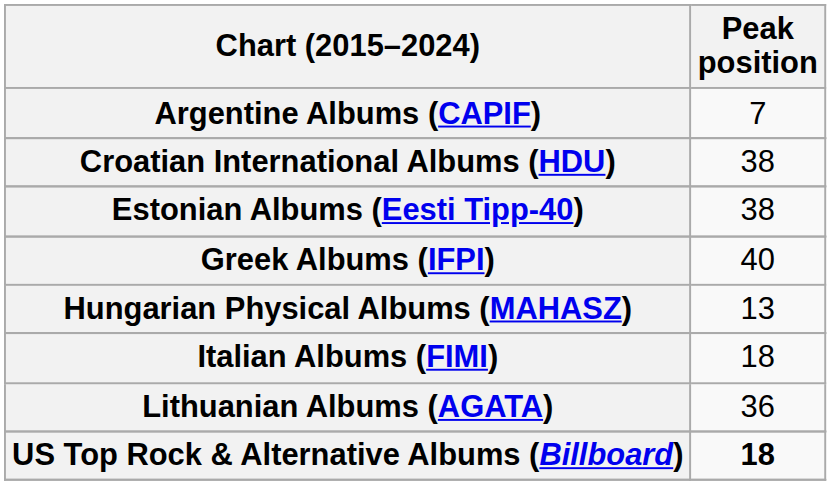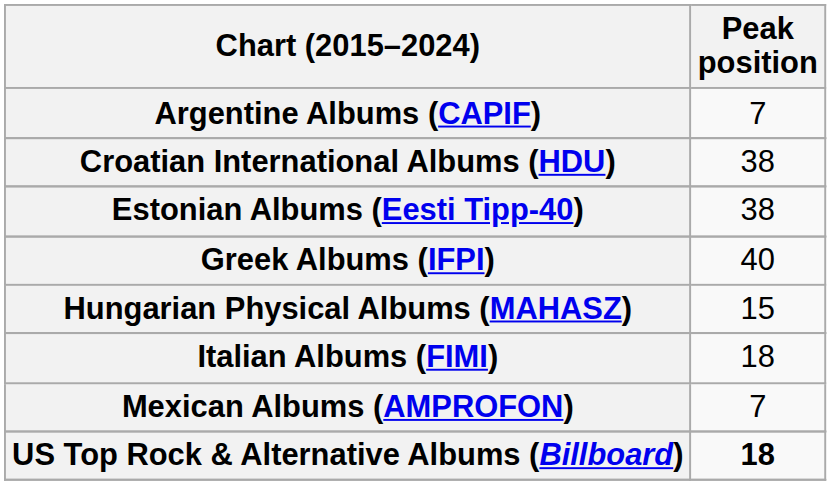(758, 308) 13 -> (758, 308) 15
- row: (348, 406)
+ row: (348, 406)
